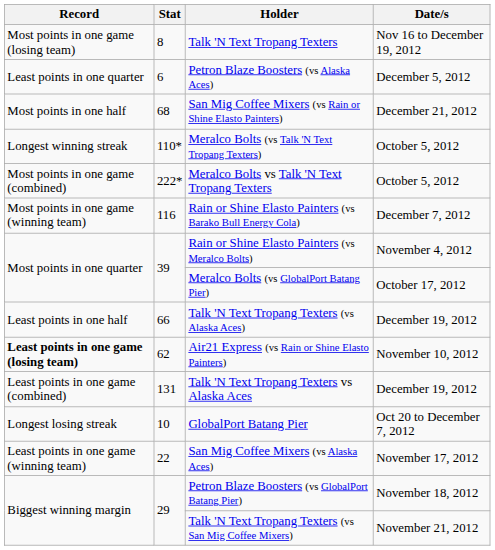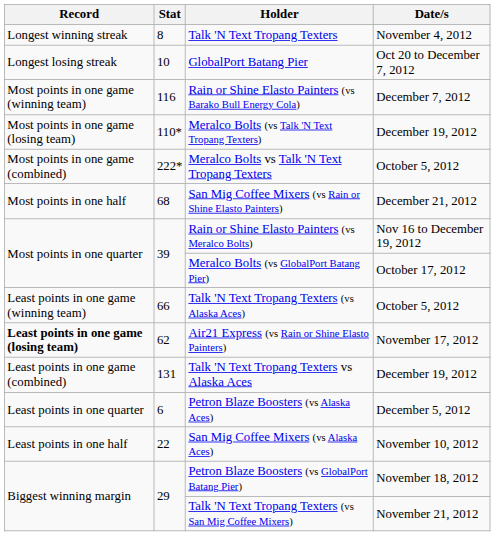(71, 42) Most points in one game (losing team) -> (67, 34) Longest winning streak
(430, 42) Nov 16 to December 19, 2012 -> (424, 34) November 4, 2012
rows swapped: (248, 423) <-> (269, 76)
rows swapped: (272, 215) <-> (274, 111)
(67, 146) Longest winning streak -> (71, 131) Most points in one game (losing team)
(418, 146) October 5, 2012 -> (427, 131) December 19, 2012
(424, 250) November 4, 2012 -> (430, 235) Nov 16 to December 19, 2012
(67, 319) Least points in one half -> (71, 305) Least points in one game (winning team)
(427, 319) December 19, 2012 -> (418, 305) October 5, 2012
(427, 354) November 10, 2012 -> (427, 340) November 17, 2012
(71, 458) Least points in one game (winning team) -> (67, 444) Least points in one half
(427, 458) November 17, 2012 -> (427, 444) November 10, 2012
